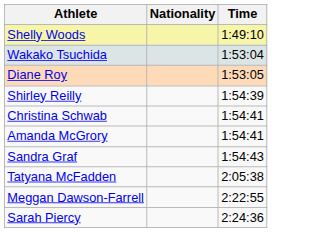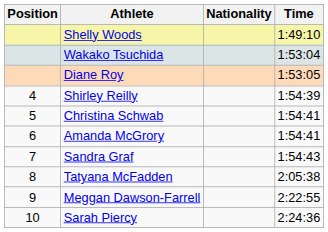+ column: (33, 14)
